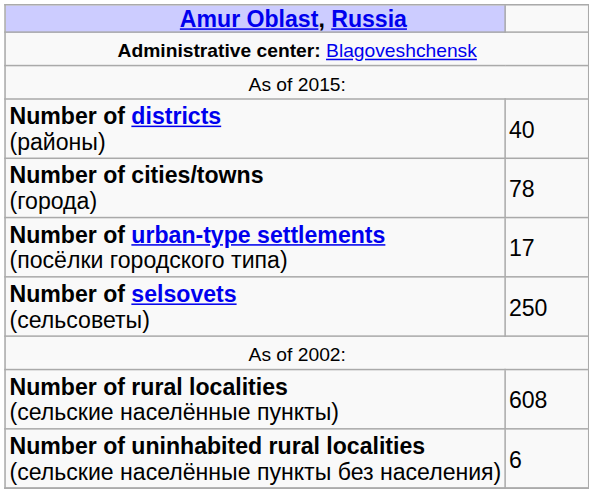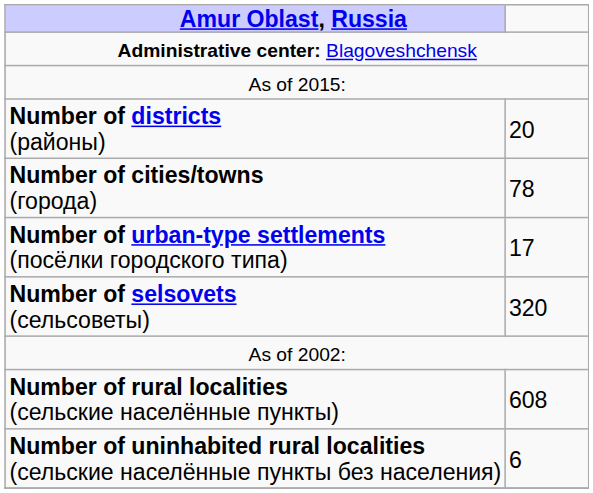(522, 129) 40 -> (522, 129) 20
(528, 306) 250 -> (528, 306) 320
